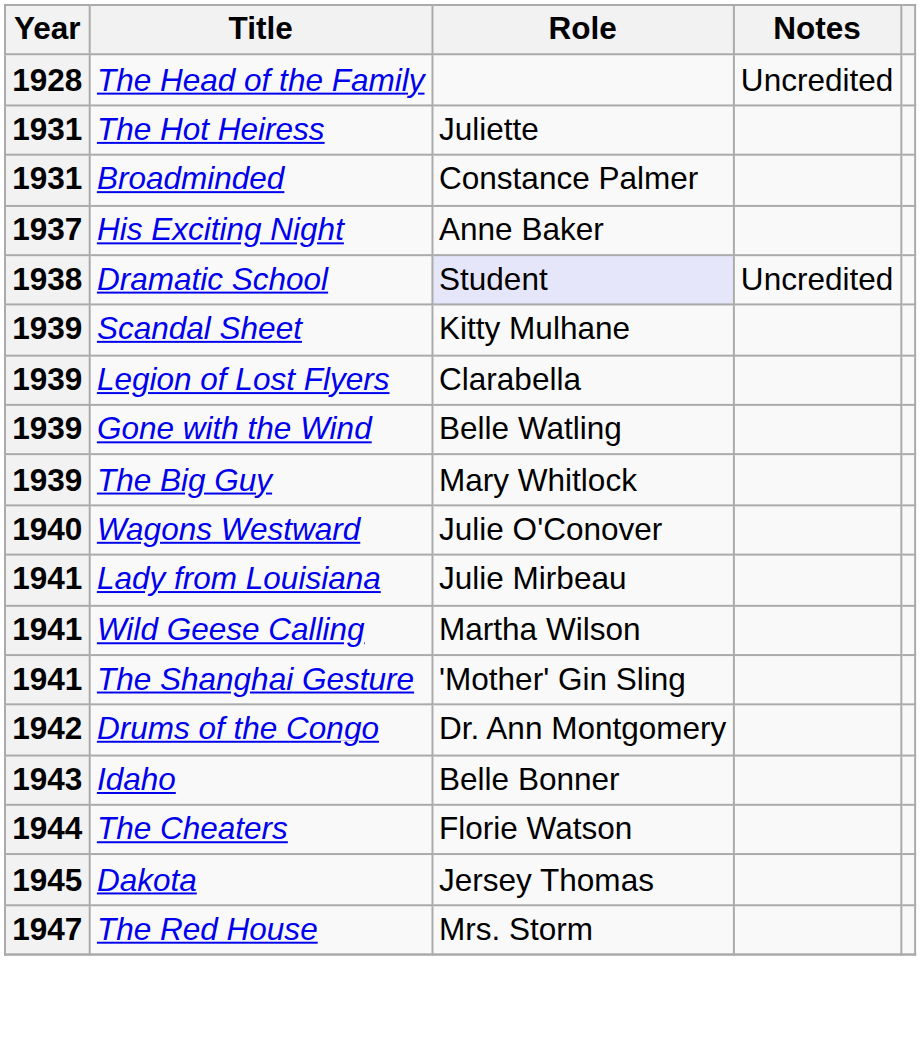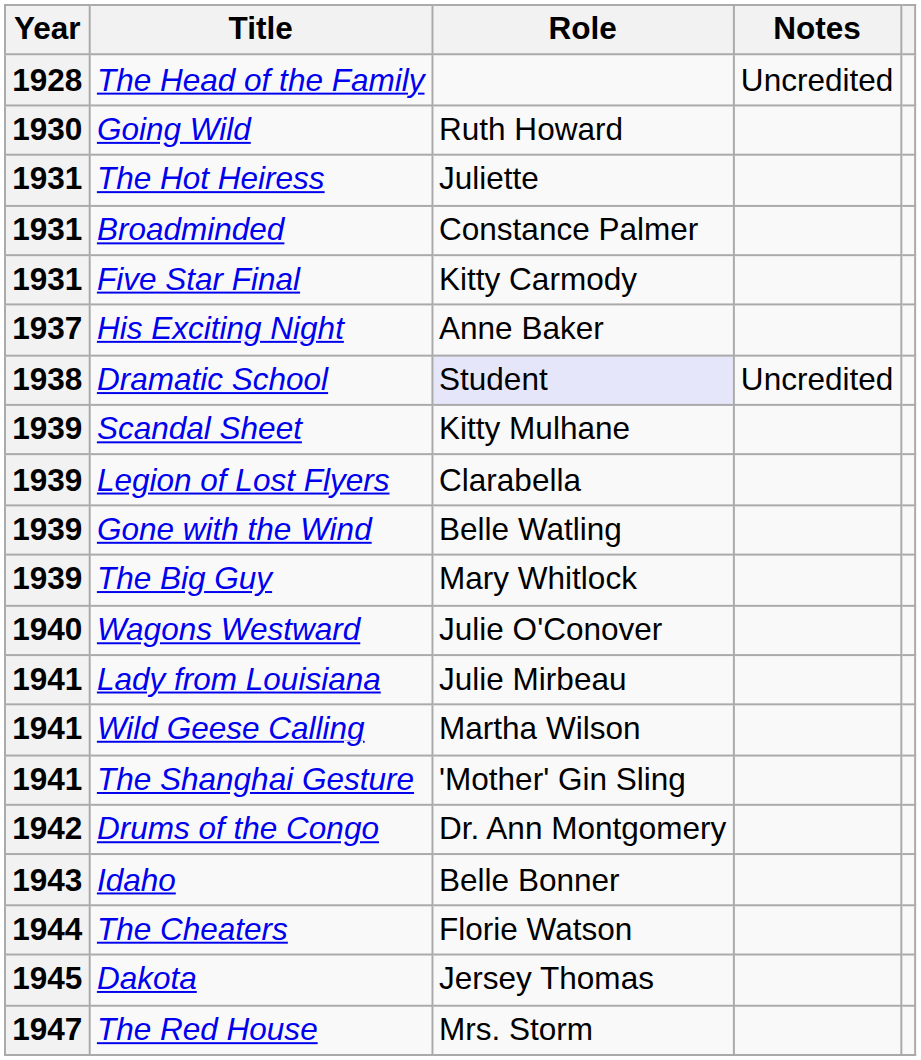+ row: (174, 129)
+ row: (198, 279)
